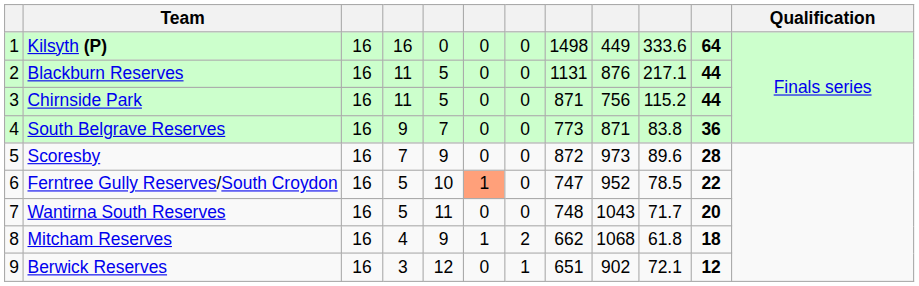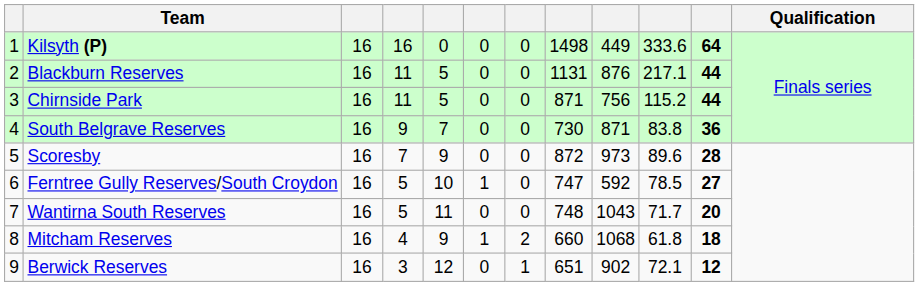(569, 128) 773 -> (569, 128) 730
(484, 184) lightsalmon background -> (484, 184) no background
(616, 184) 952 -> (616, 184) 592
(711, 184) 22 -> (711, 184) 27
(569, 239) 662 -> (569, 239) 660
